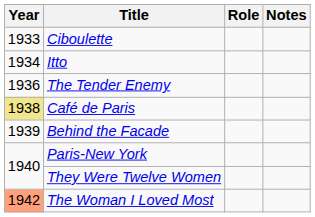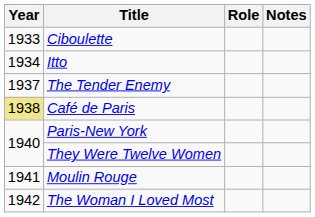(24, 85) 1936 -> (24, 85) 1937
- row: (108, 131)
+ row: (92, 177)
(24, 200) lightsalmon background -> (24, 200) no background
